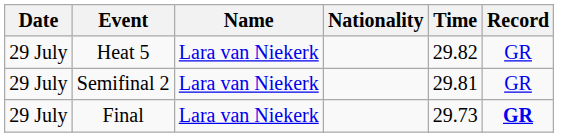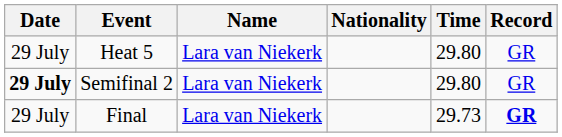(455, 52) 29.82 -> (459, 52) 29.80
(38, 83) normal -> (40, 83) bold
(455, 83) 29.81 -> (459, 83) 29.80
